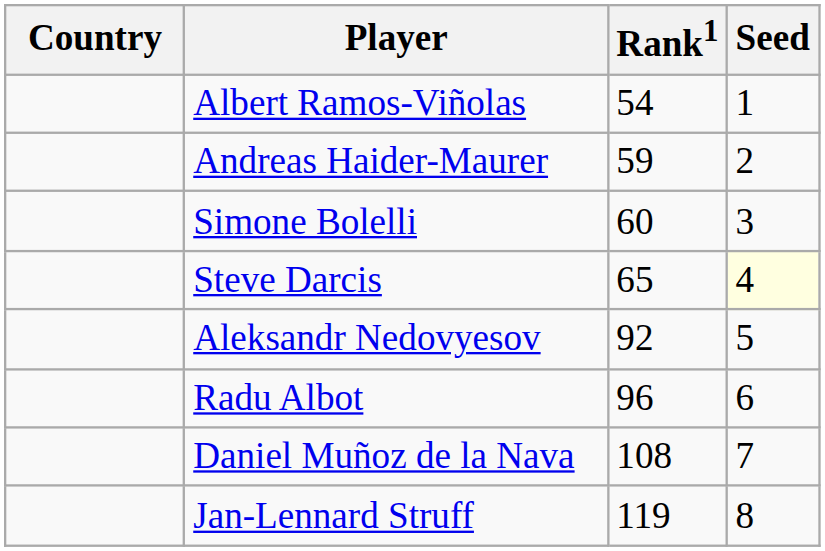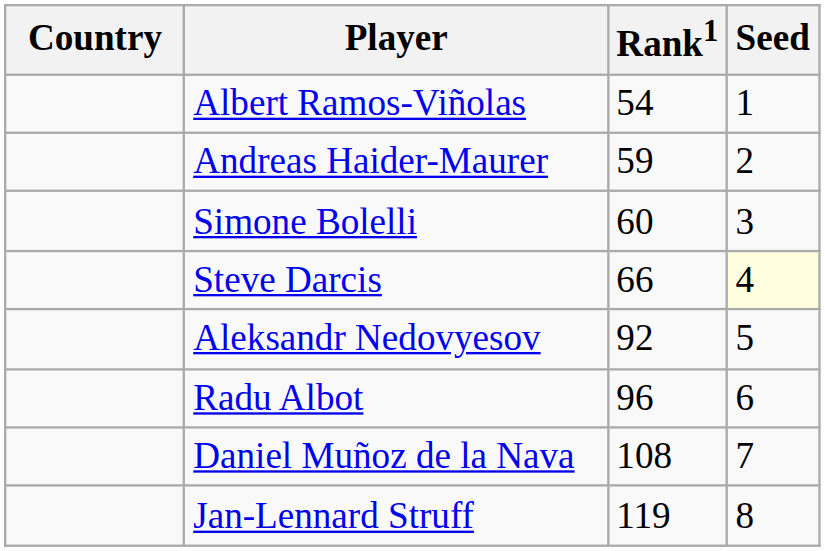(635, 279) 65 -> (635, 279) 66
